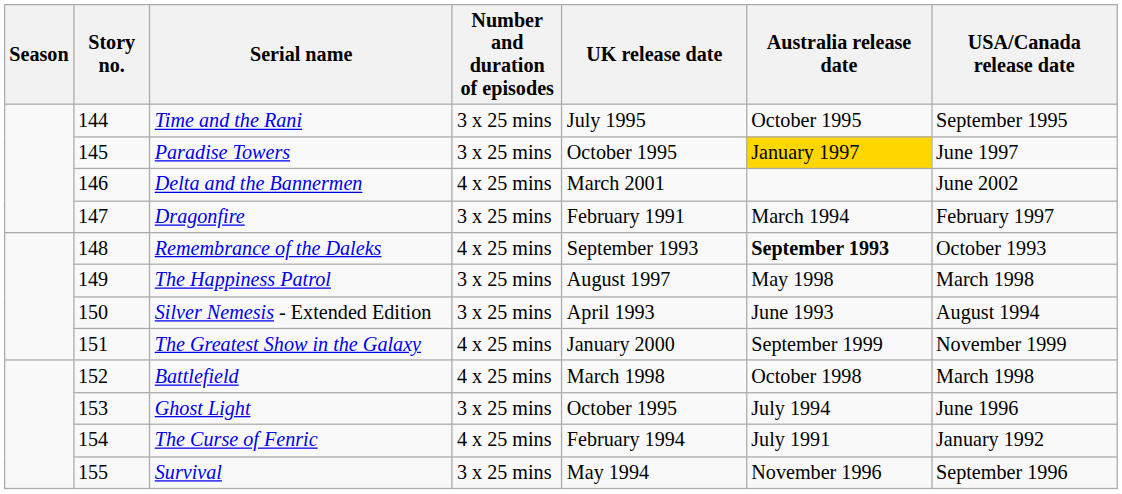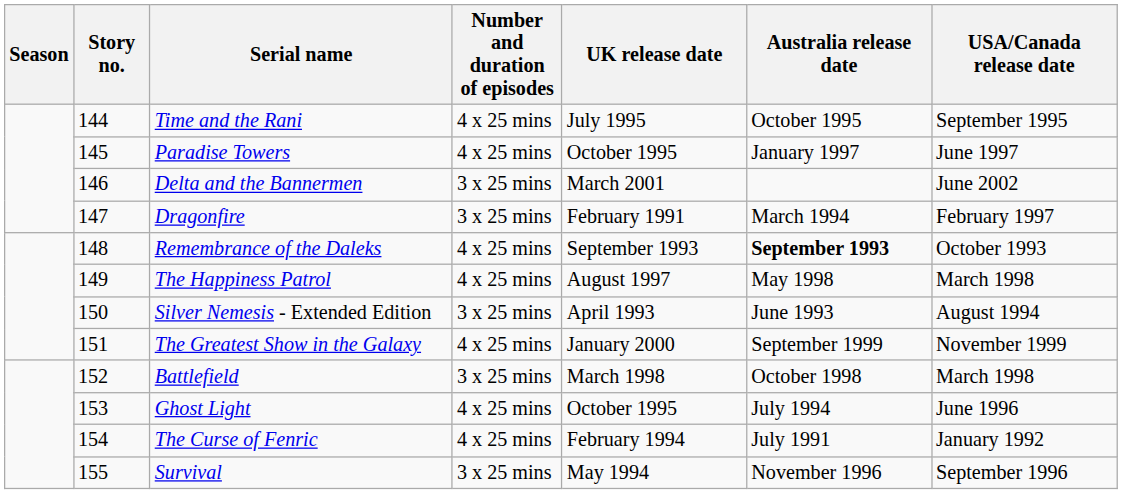(504, 120) 3 x 25 mins -> (504, 120) 4 x 25 mins
(504, 152) 3 x 25 mins -> (504, 152) 4 x 25 mins
(805, 152) gold background -> (805, 152) no background
(504, 184) 4 x 25 mins -> (504, 184) 3 x 25 mins
(504, 280) 3 x 25 mins -> (504, 280) 4 x 25 mins
(504, 376) 4 x 25 mins -> (504, 376) 3 x 25 mins
(504, 408) 3 x 25 mins -> (504, 408) 4 x 25 mins
